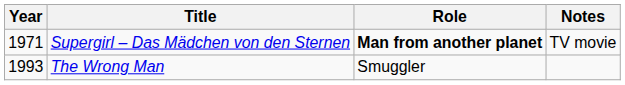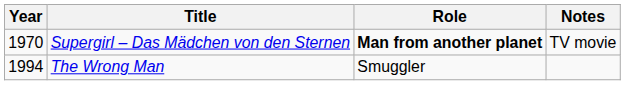(26, 42) 1971 -> (26, 42) 1970
(26, 67) 1993 -> (26, 67) 1994
